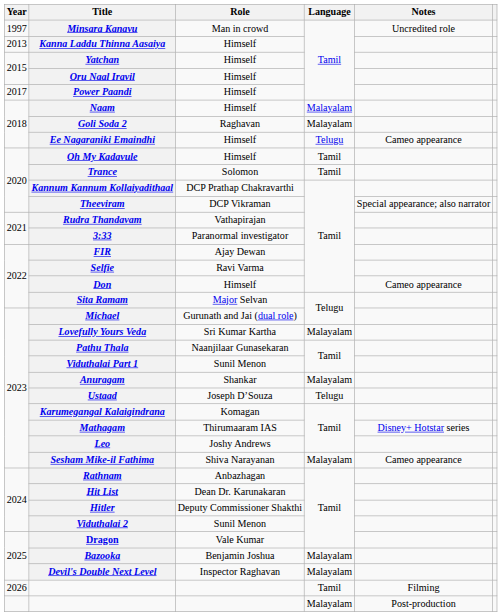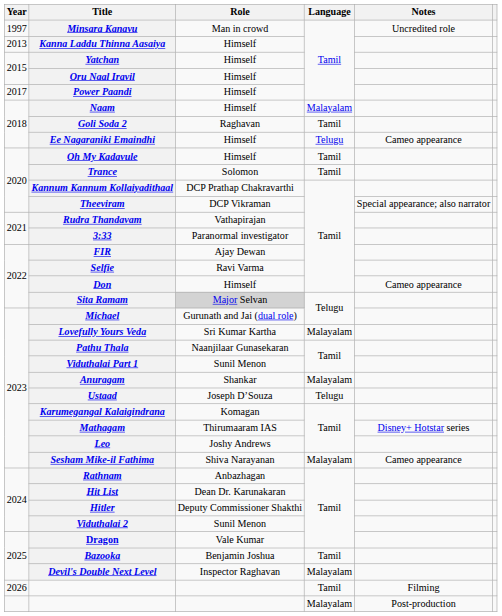(329, 124) Malayalam -> (329, 124) Tamil
(240, 300) no background -> (240, 300) lightgrey background
(329, 556) Malayalam -> (329, 556) Tamil
